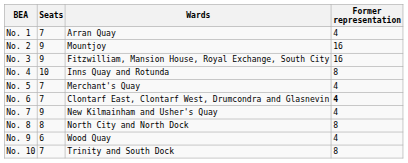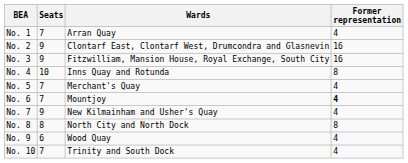(87, 46) Mountjoy -> (198, 46) Clontarf East, Clontarf West, Drumcondra and Glasnevin
(198, 99) Clontarf East, Clontarf West, Drumcondra and Glasnevin -> (87, 99) Mountjoy
(336, 152) 8 -> (336, 152) 4
